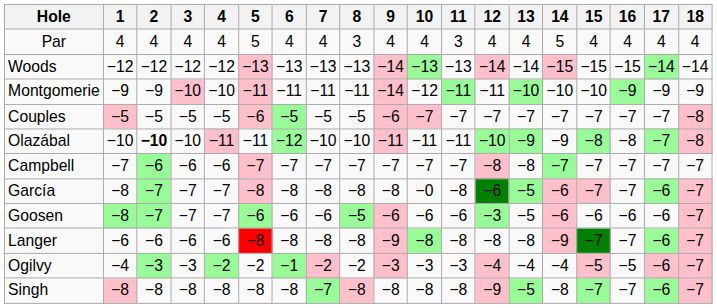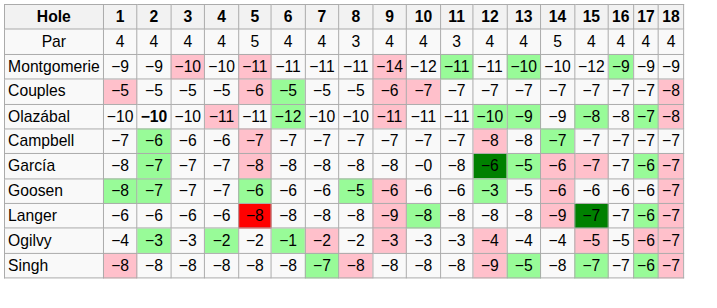- row: (32, 66)
(594, 91) −10 -> (591, 66) −12
